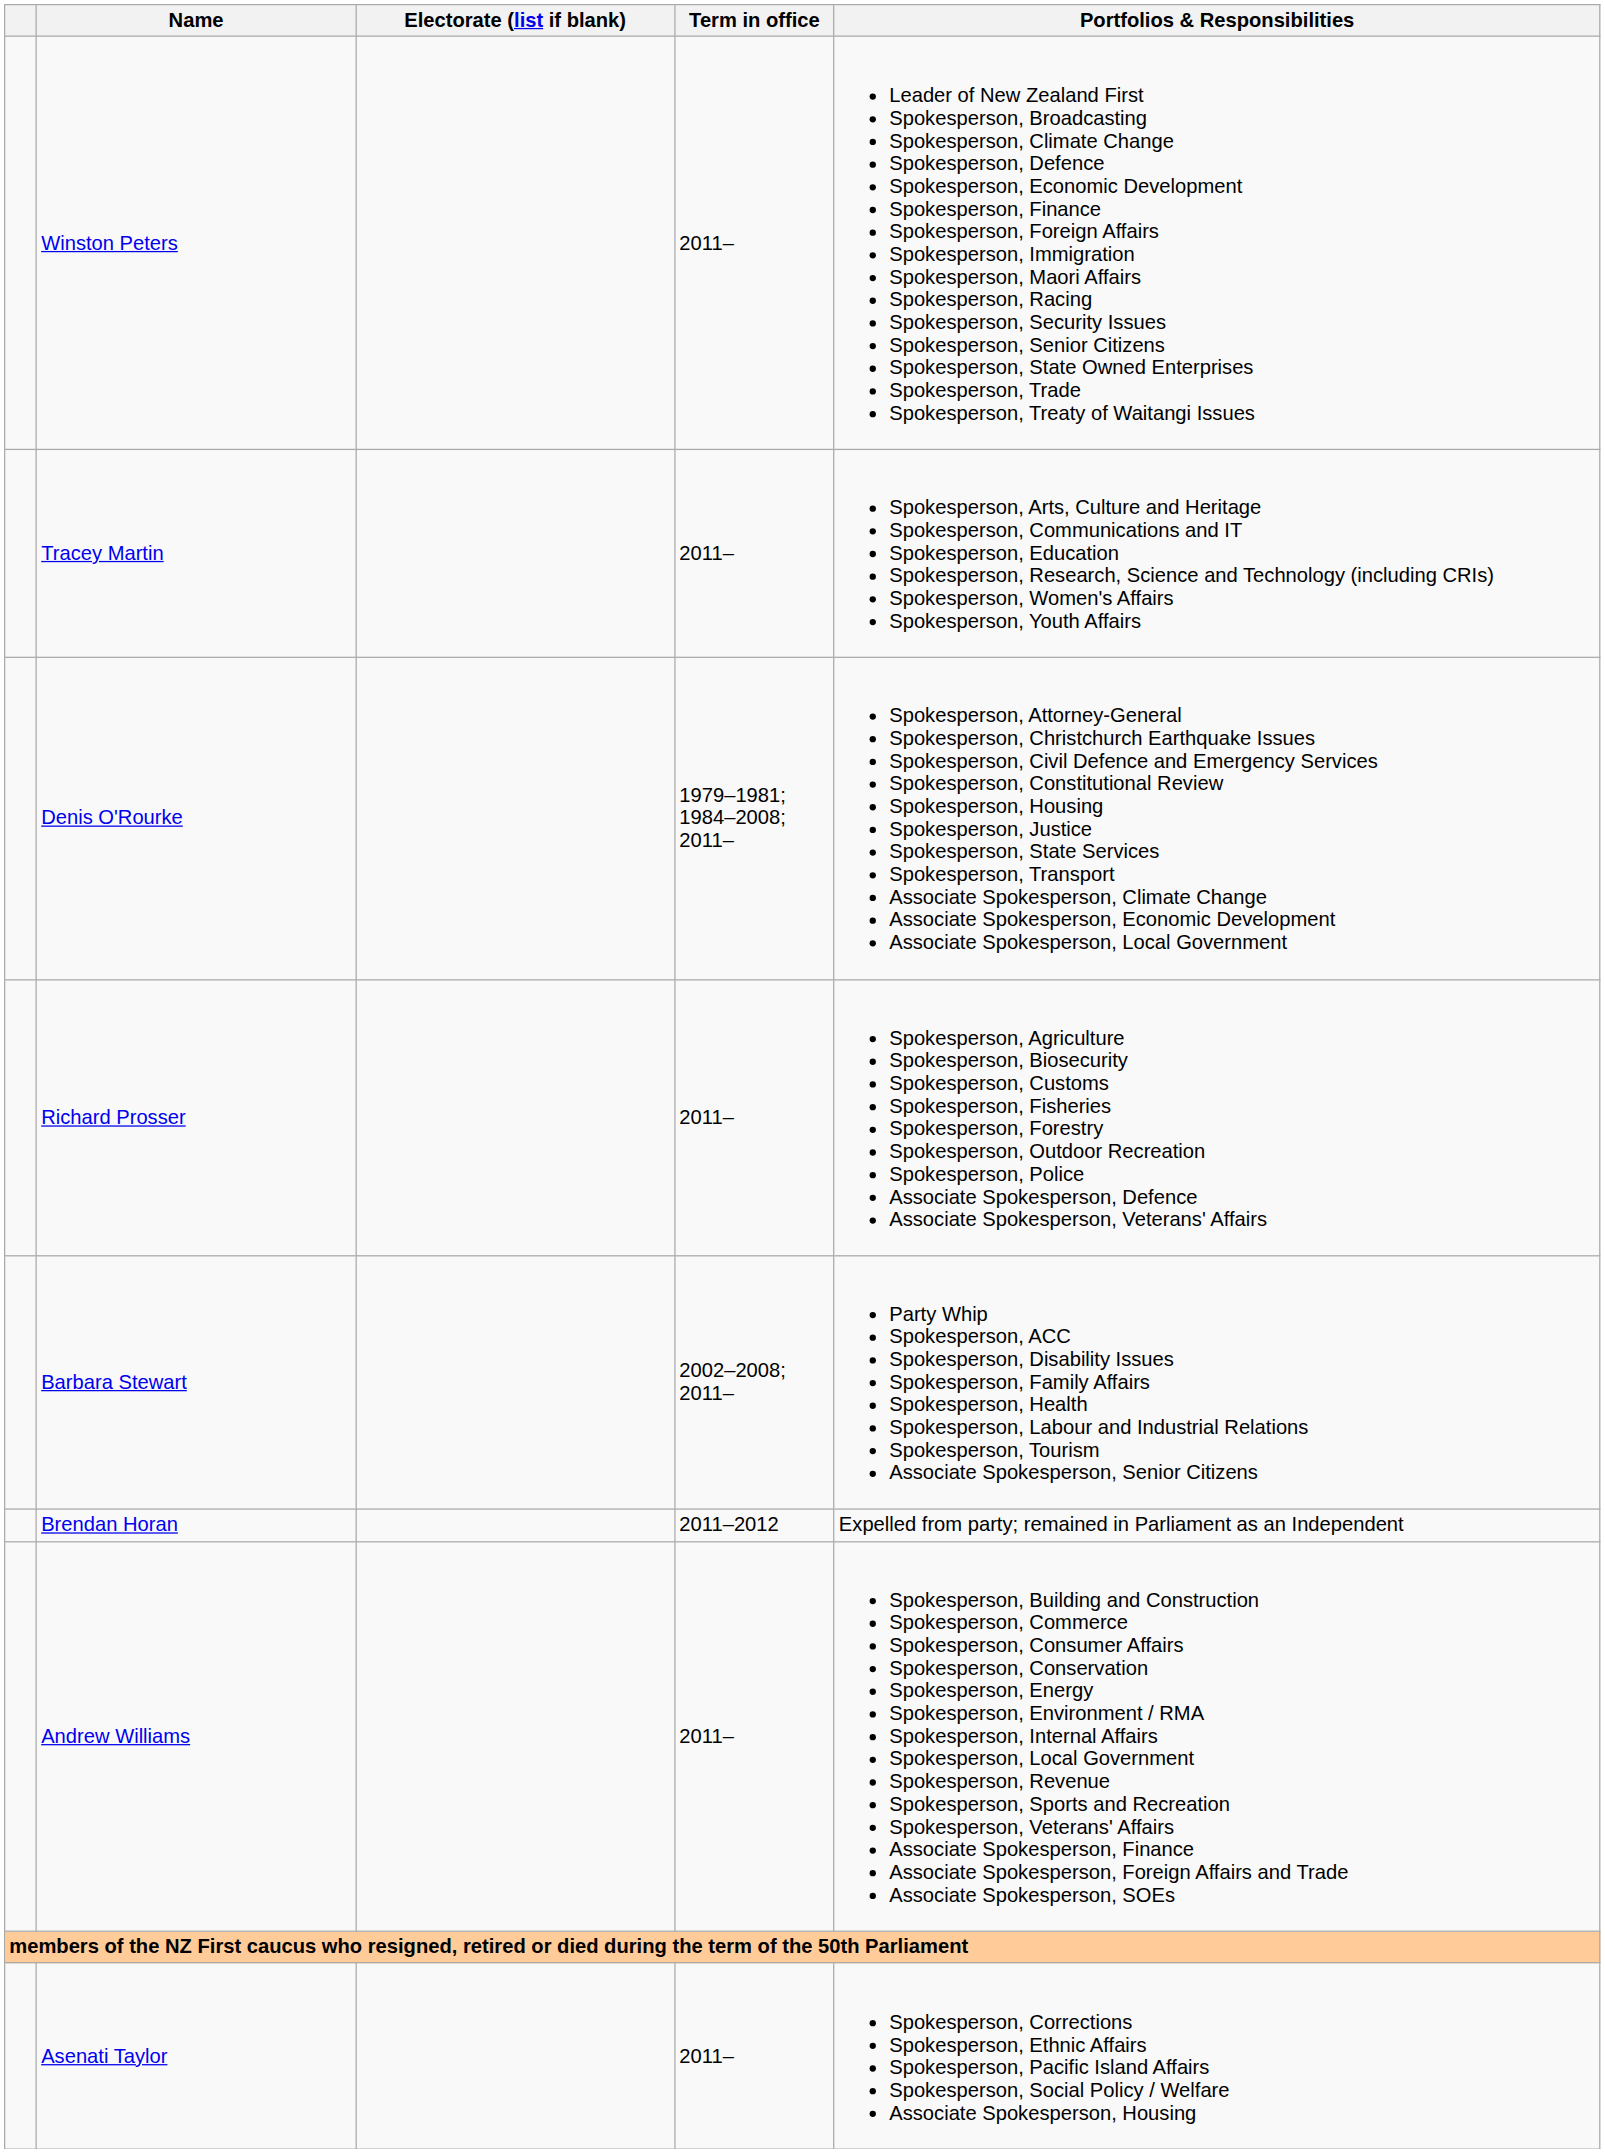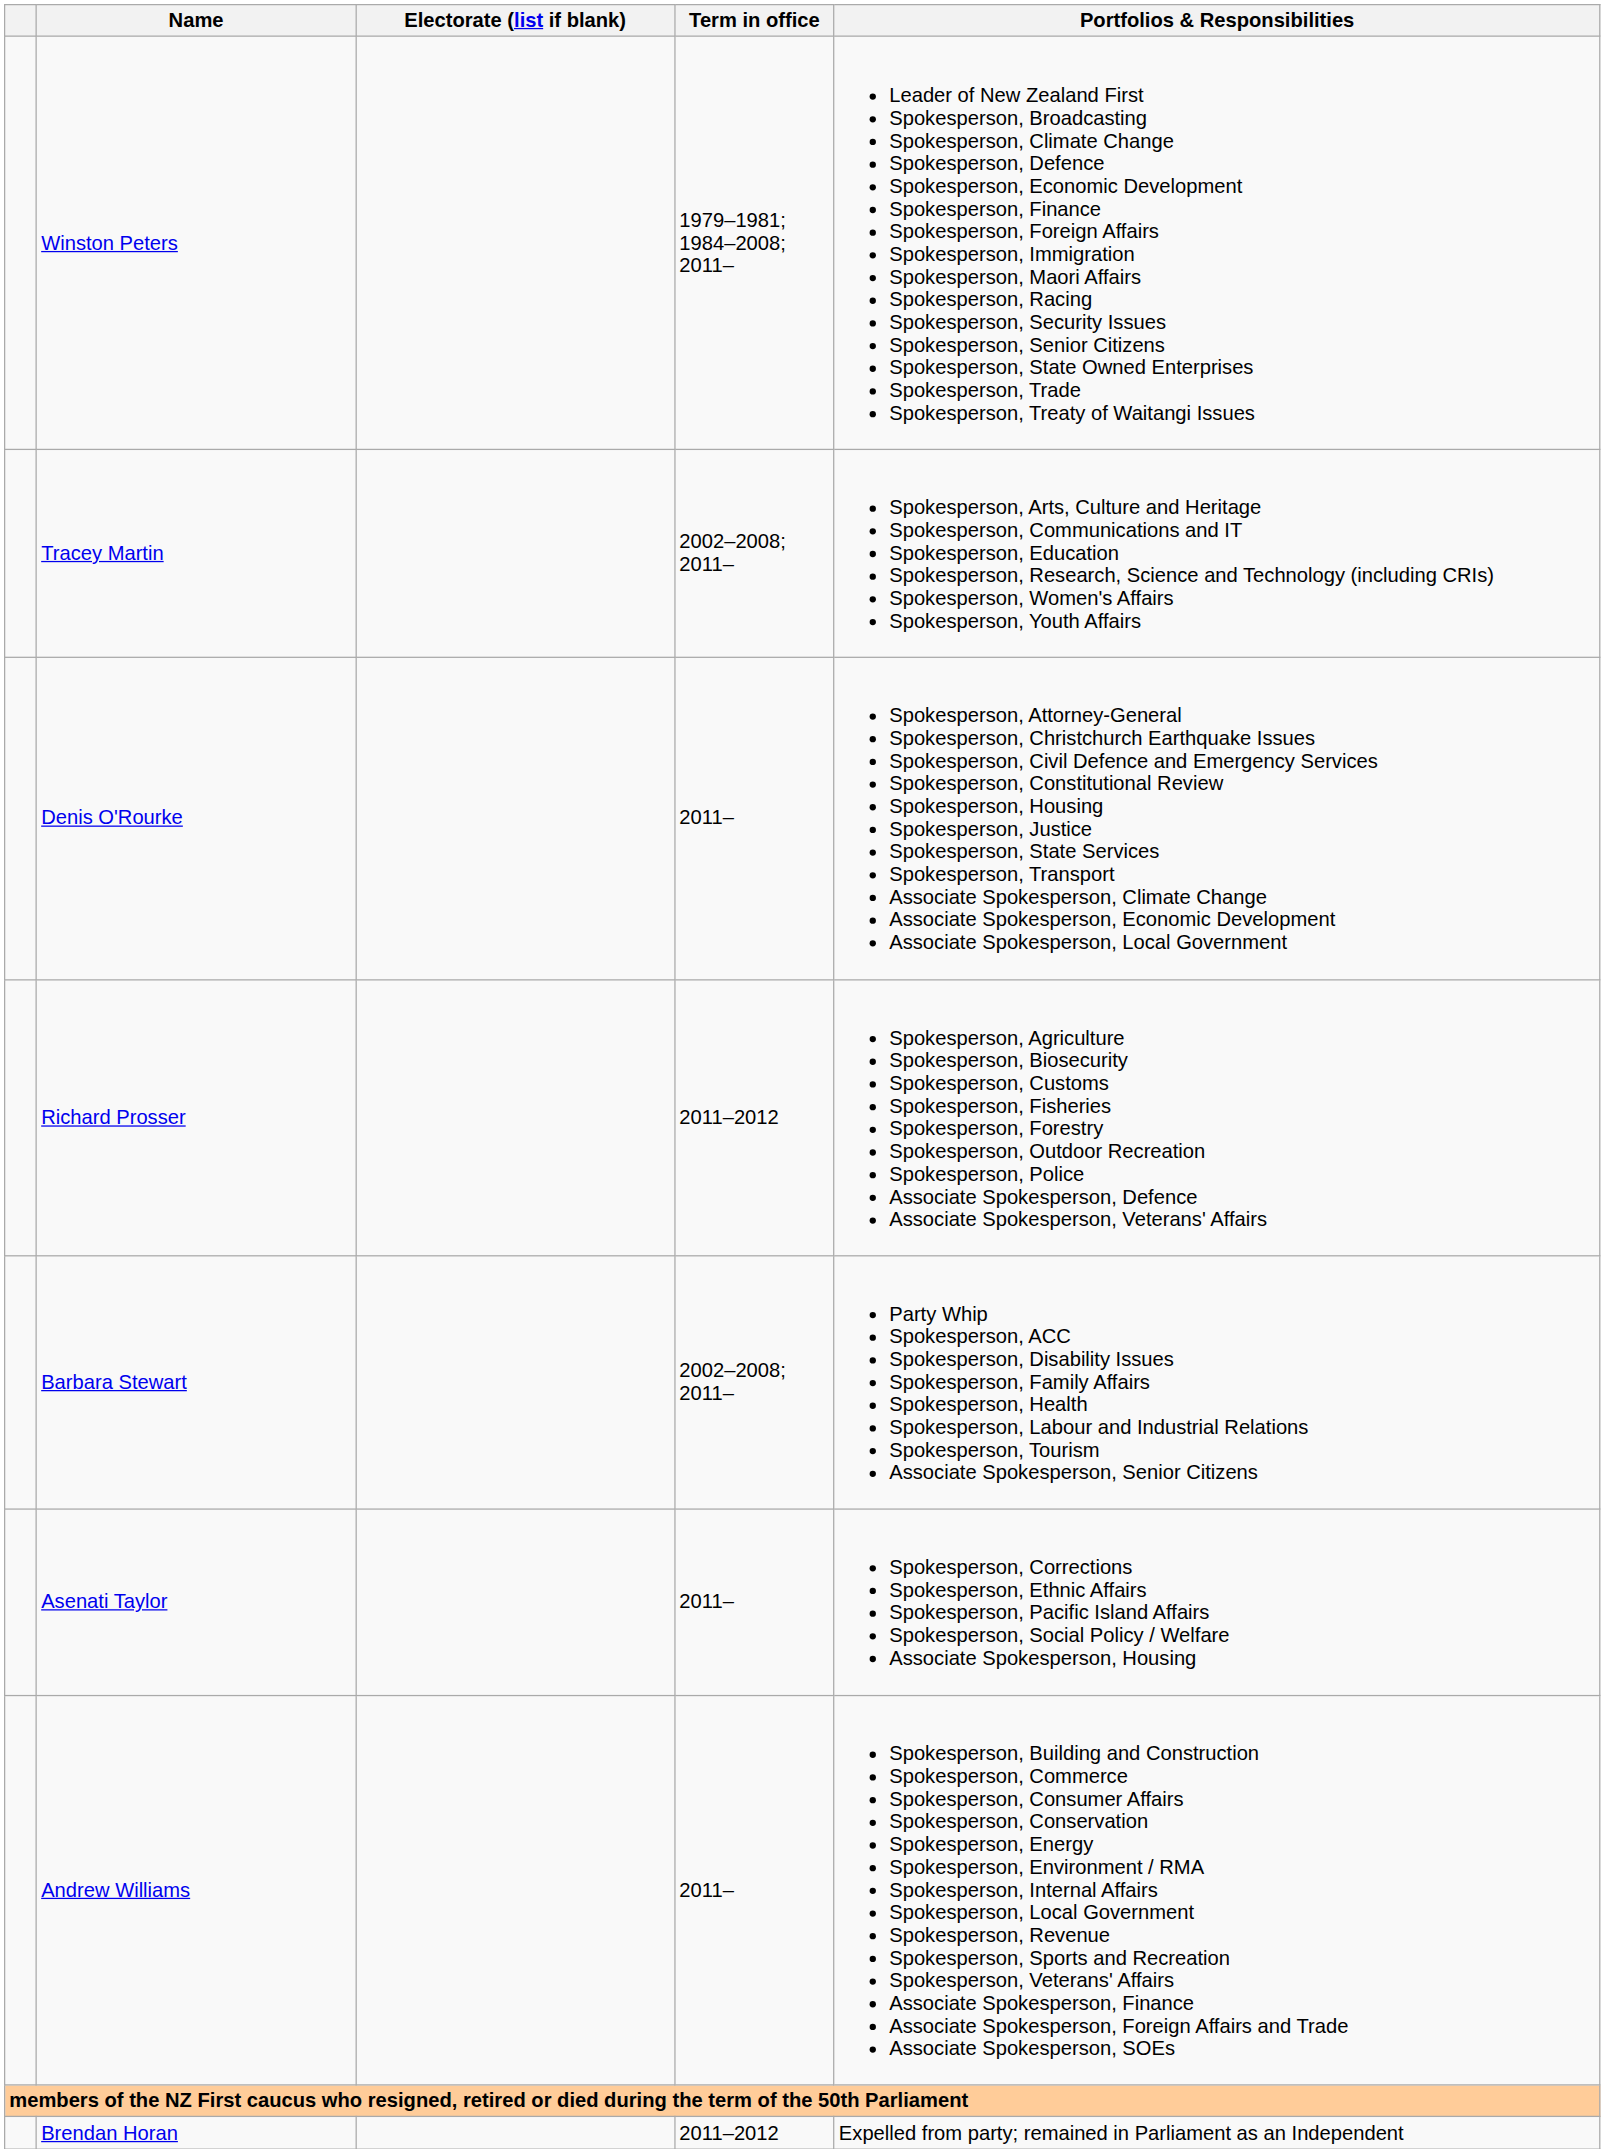(707, 242) 2011– -> (733, 242) 1979–1981; 1984–2008; 2011–
(707, 553) 2011– -> (733, 553) 2002–2008; 2011–
(733, 818) 1979–1981; 1984–2008; 2011– -> (707, 818) 2011–
(707, 1117) 2011– -> (729, 1117) 2011–2012
rows swapped: (104, 2055) <-> (110, 1525)
